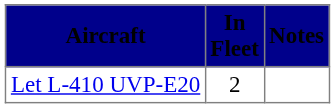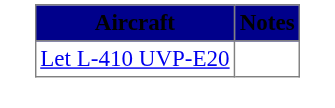- column: (235, 35)
